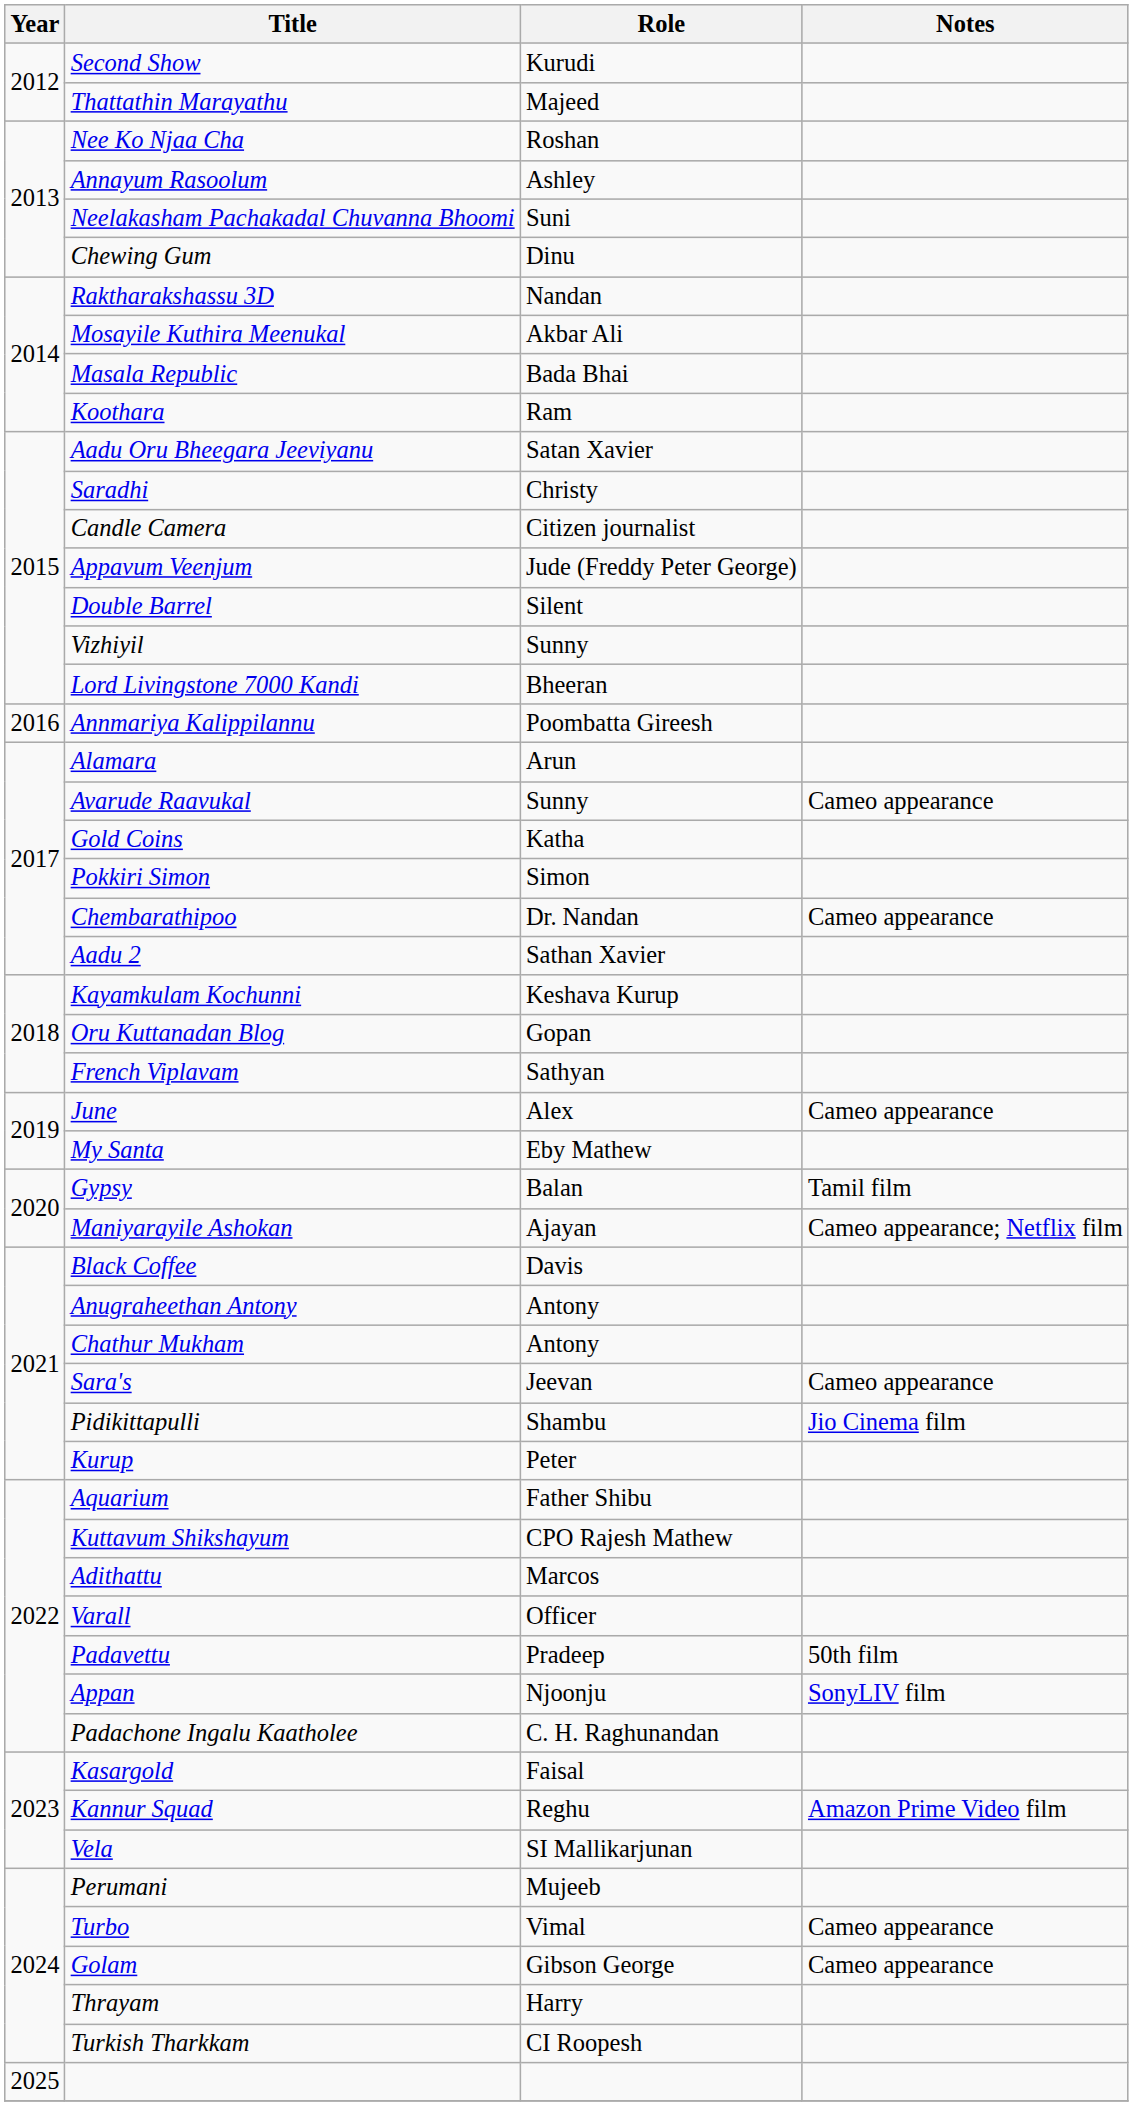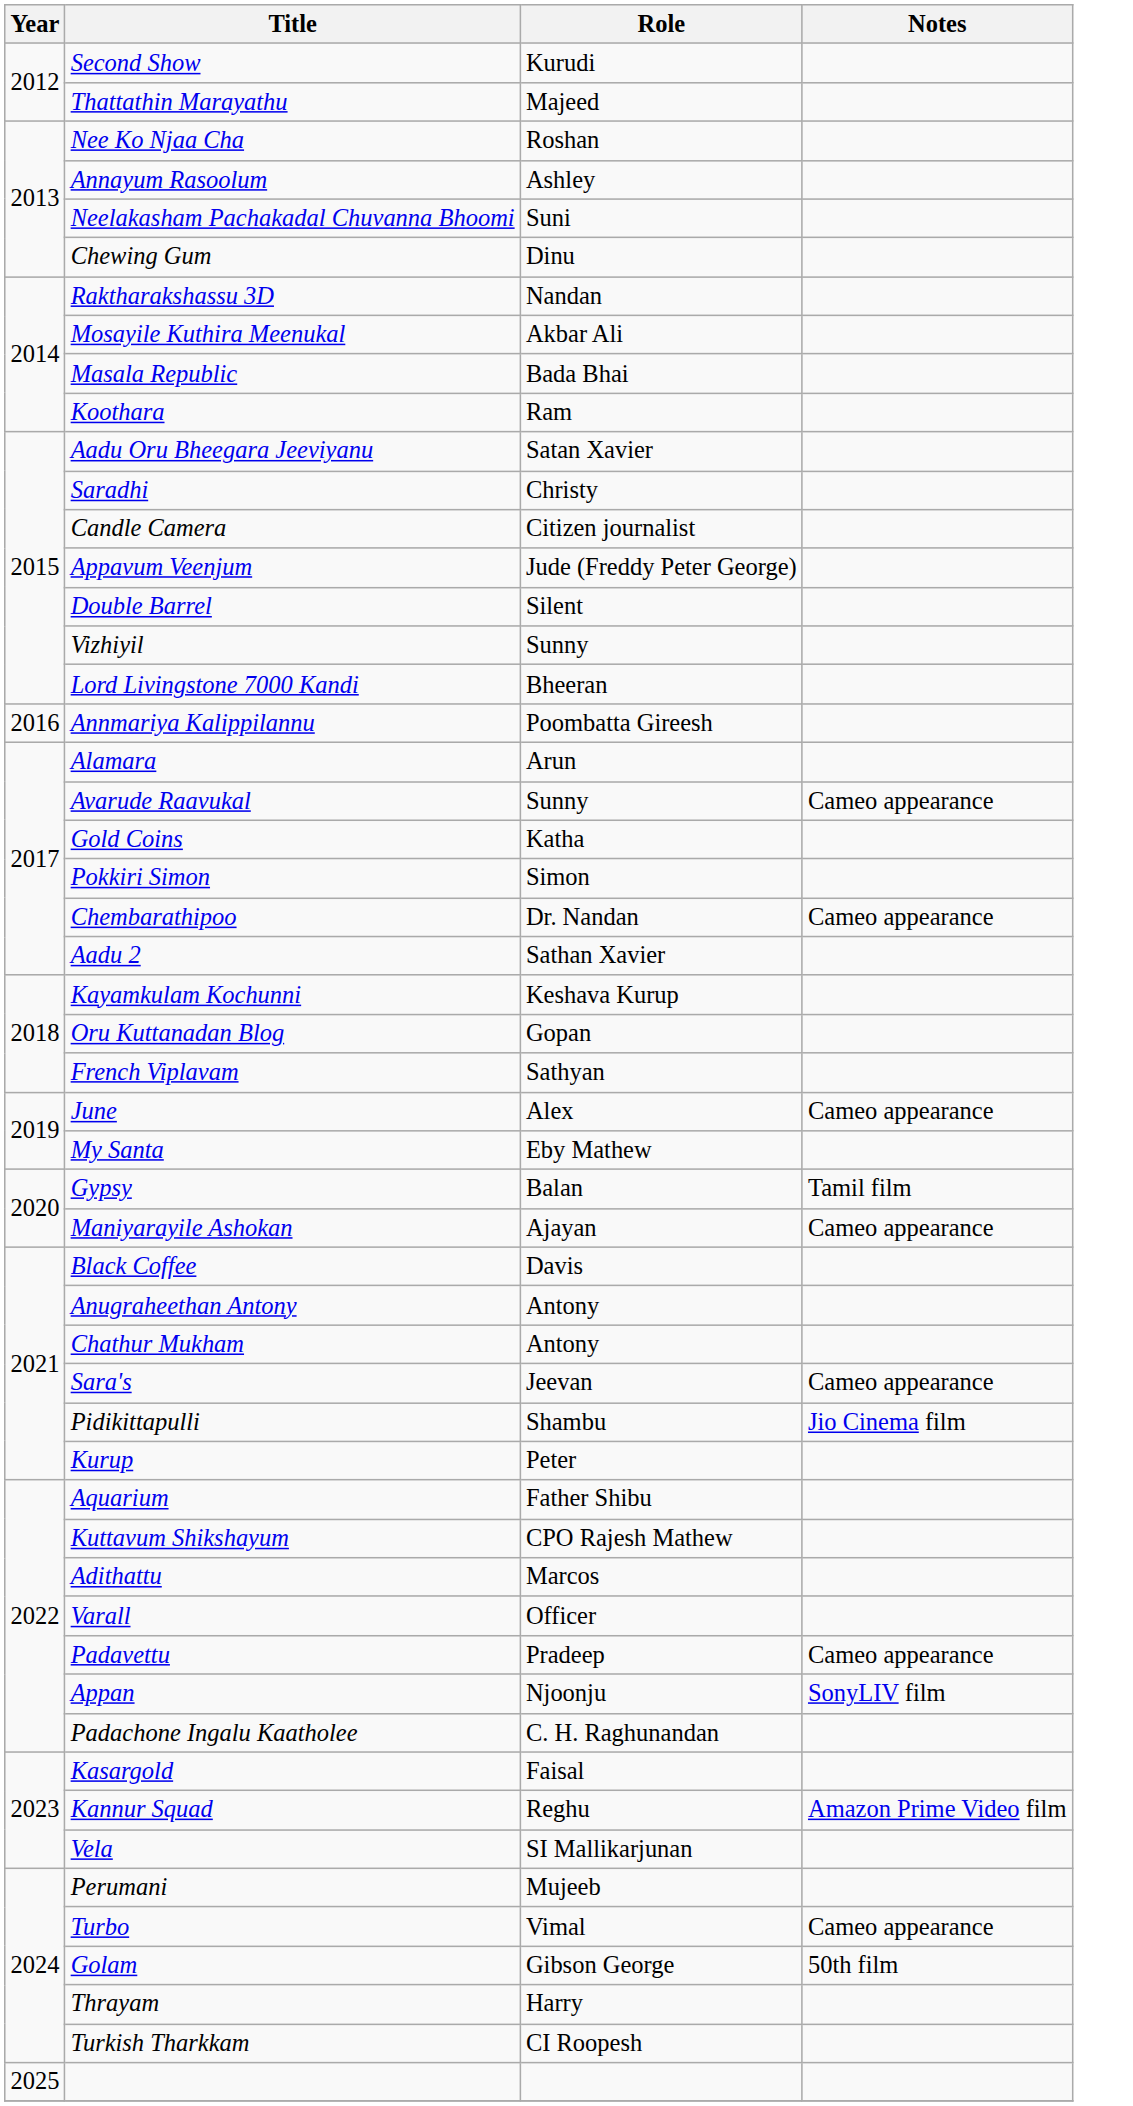(965, 1227) Cameo appearance; Netflix film -> (901, 1227) Cameo appearance
(853, 1654) 50th film -> (901, 1654) Cameo appearance
(901, 1965) Cameo appearance -> (853, 1965) 50th film
